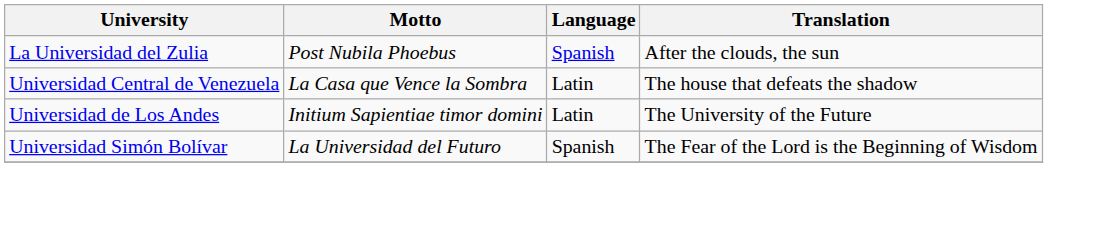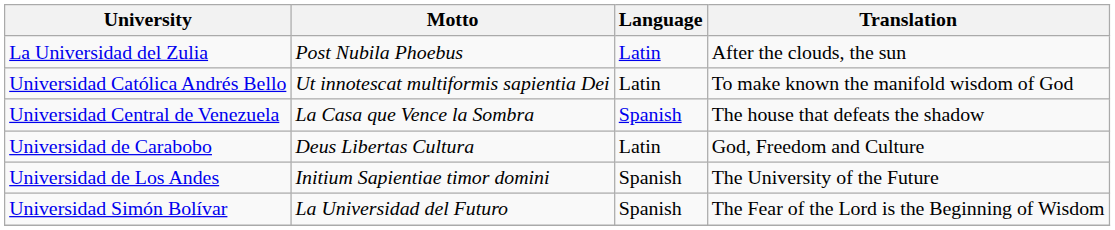(583, 51) Spanish -> (640, 51) Latin
+ row: (148, 83)
(573, 83) Latin -> (650, 114) Spanish
+ row: (111, 146)
(573, 114) Latin -> (650, 177) Spanish
